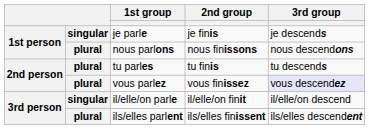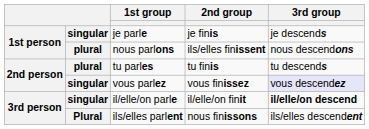(222, 50) nous finissons -> (227, 50) ils/elles finissent
(88, 83) plural -> (88, 83) singular
(311, 100) normal -> (314, 100) bold
(88, 116) plural -> (88, 116) Plural
(227, 116) ils/elles finissent -> (222, 116) nous finissons
